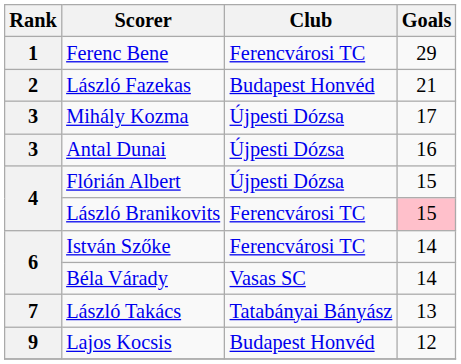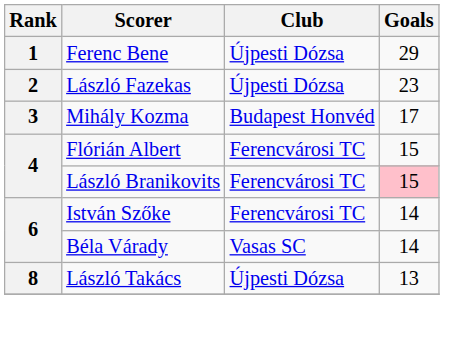(297, 52) Ferencvárosi TC -> (287, 52) Újpesti Dózsa
(302, 85) Budapest Honvéd -> (287, 85) Újpesti Dózsa
(427, 85) 21 -> (409, 85) 23
(287, 117) Újpesti Dózsa -> (302, 117) Budapest Honvéd
- row: (116, 149)
(287, 181) Újpesti Dózsa -> (297, 149) Ferencvárosi TC
(33, 310) 7 -> (33, 278) 8
(311, 310) Tatabányai Bányász -> (287, 278) Újpesti Dózsa
- row: (119, 342)
